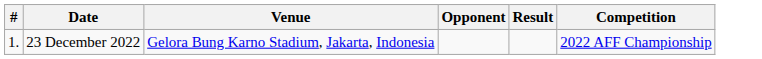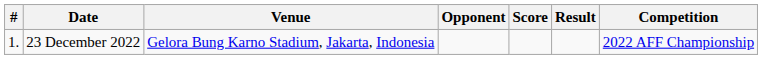+ column: (530, 17)
